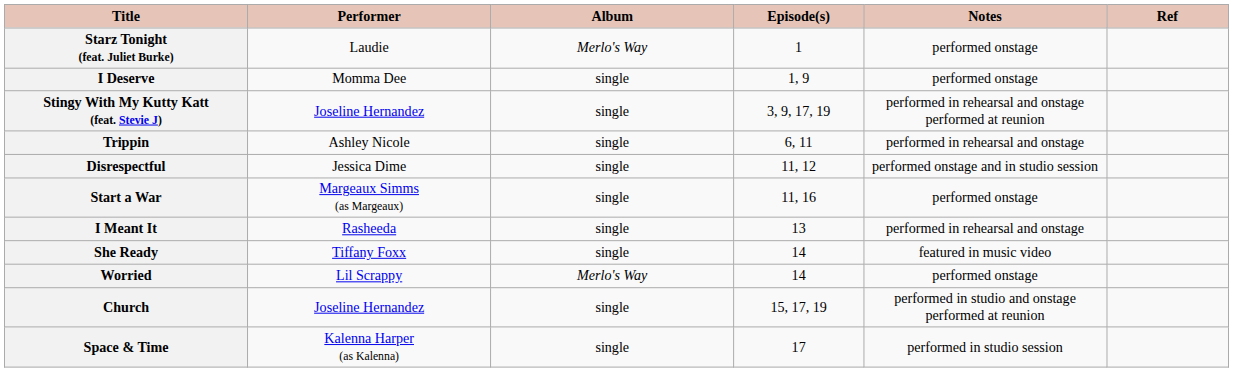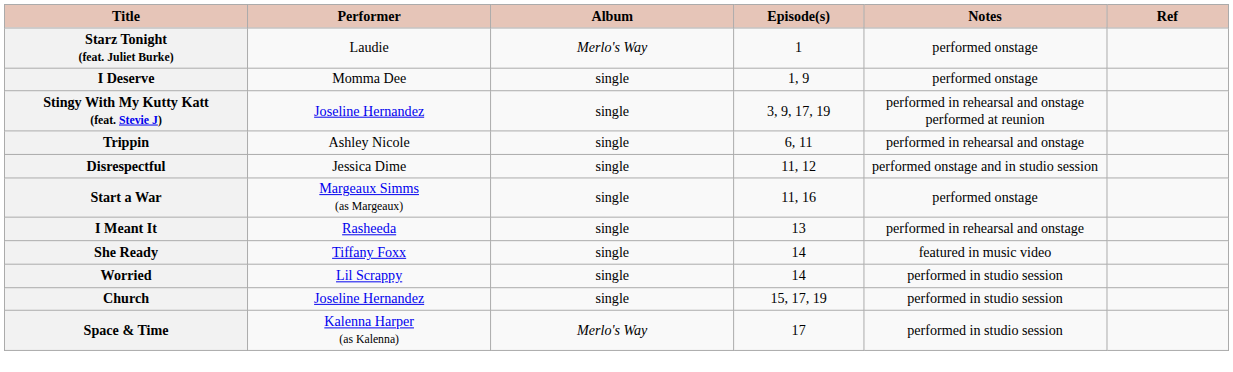(612, 275) Merlo's Way -> (612, 275) single
(985, 275) performed onstage -> (985, 275) performed in studio session
(985, 307) performed in studio and onstage performed at reunion -> (985, 299) performed in studio session
(612, 347) single -> (612, 330) Merlo's Way
